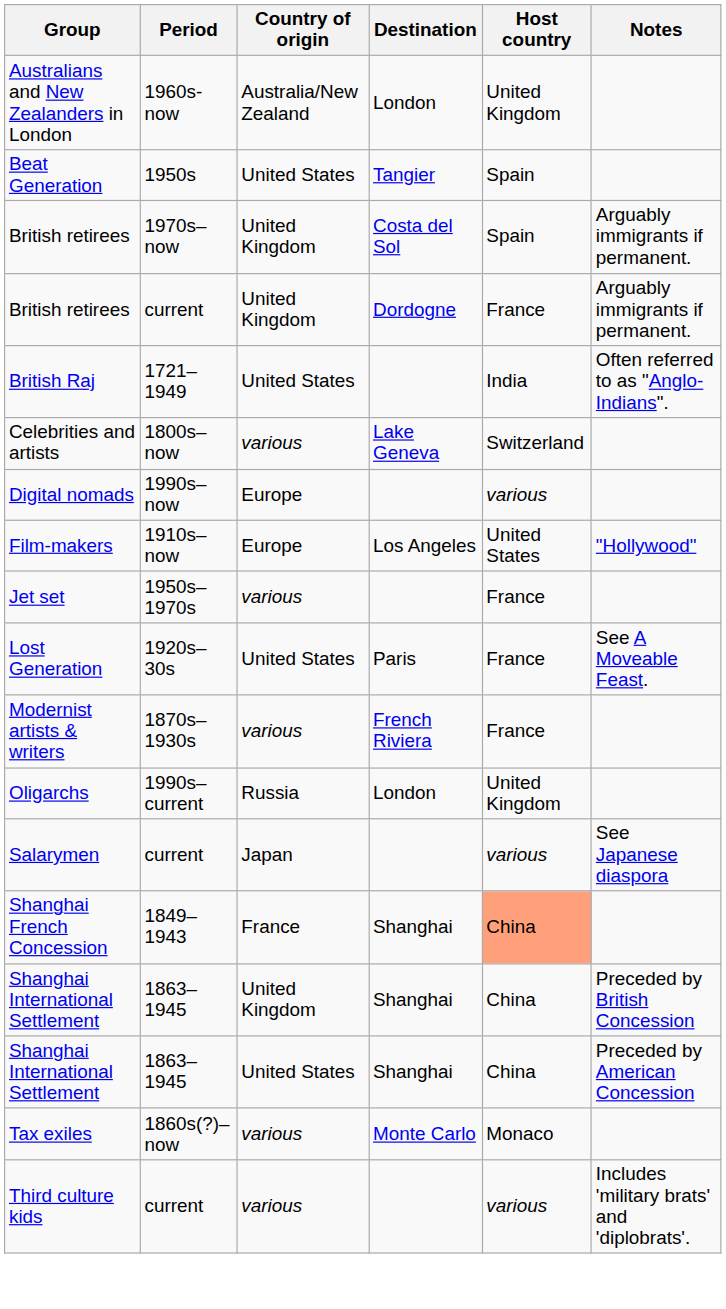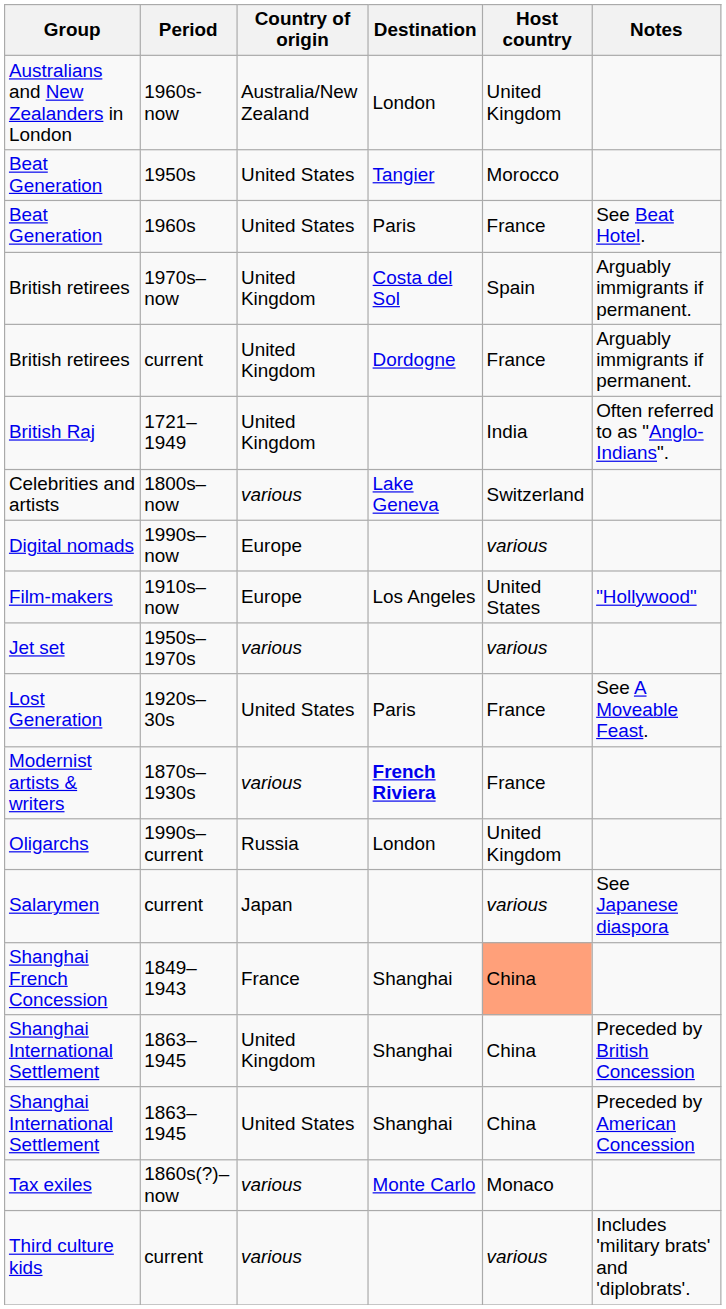(510, 174) Spain -> (523, 174) Morocco
+ row: (56, 226)
(298, 381) United States -> (278, 432) United Kingdom
(516, 596) France -> (517, 648) various
(402, 731) normal -> (404, 782) bold
